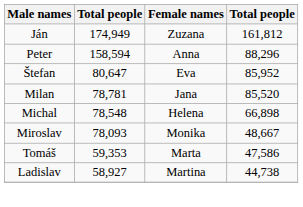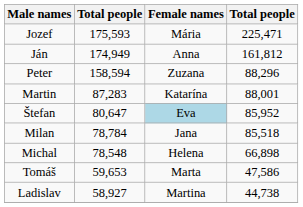+ row: (39, 34)
(186, 34) Zuzana -> (186, 53) Anna
(186, 53) Anna -> (186, 73) Zuzana
+ row: (39, 93)
(186, 73) no background -> (186, 113) lightblue background
(110, 93) 78,781 -> (110, 133) 78,784
(262, 93) 85,520 -> (262, 133) 85,518
- row: (39, 133)
(110, 152) 59,353 -> (110, 172) 59,653
